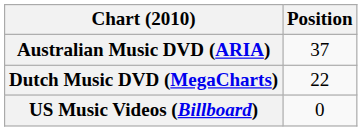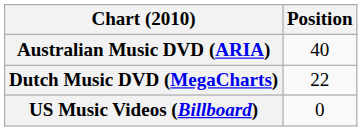(320, 49) 37 -> (320, 49) 40
